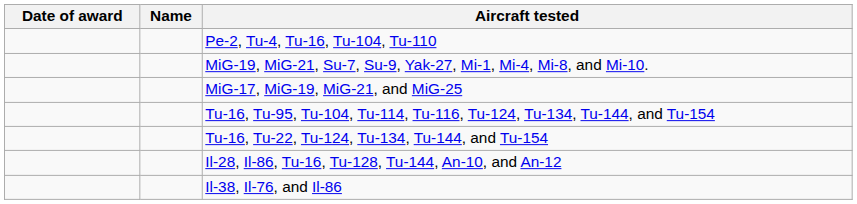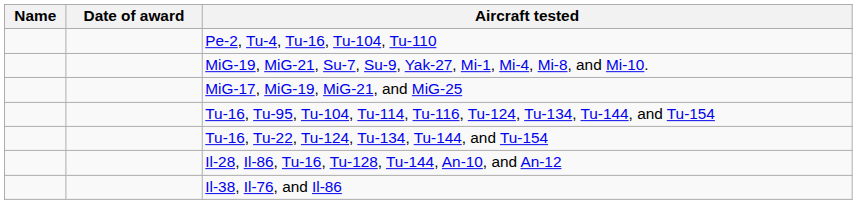columns swapped: (171, 16) <-> (72, 16)
